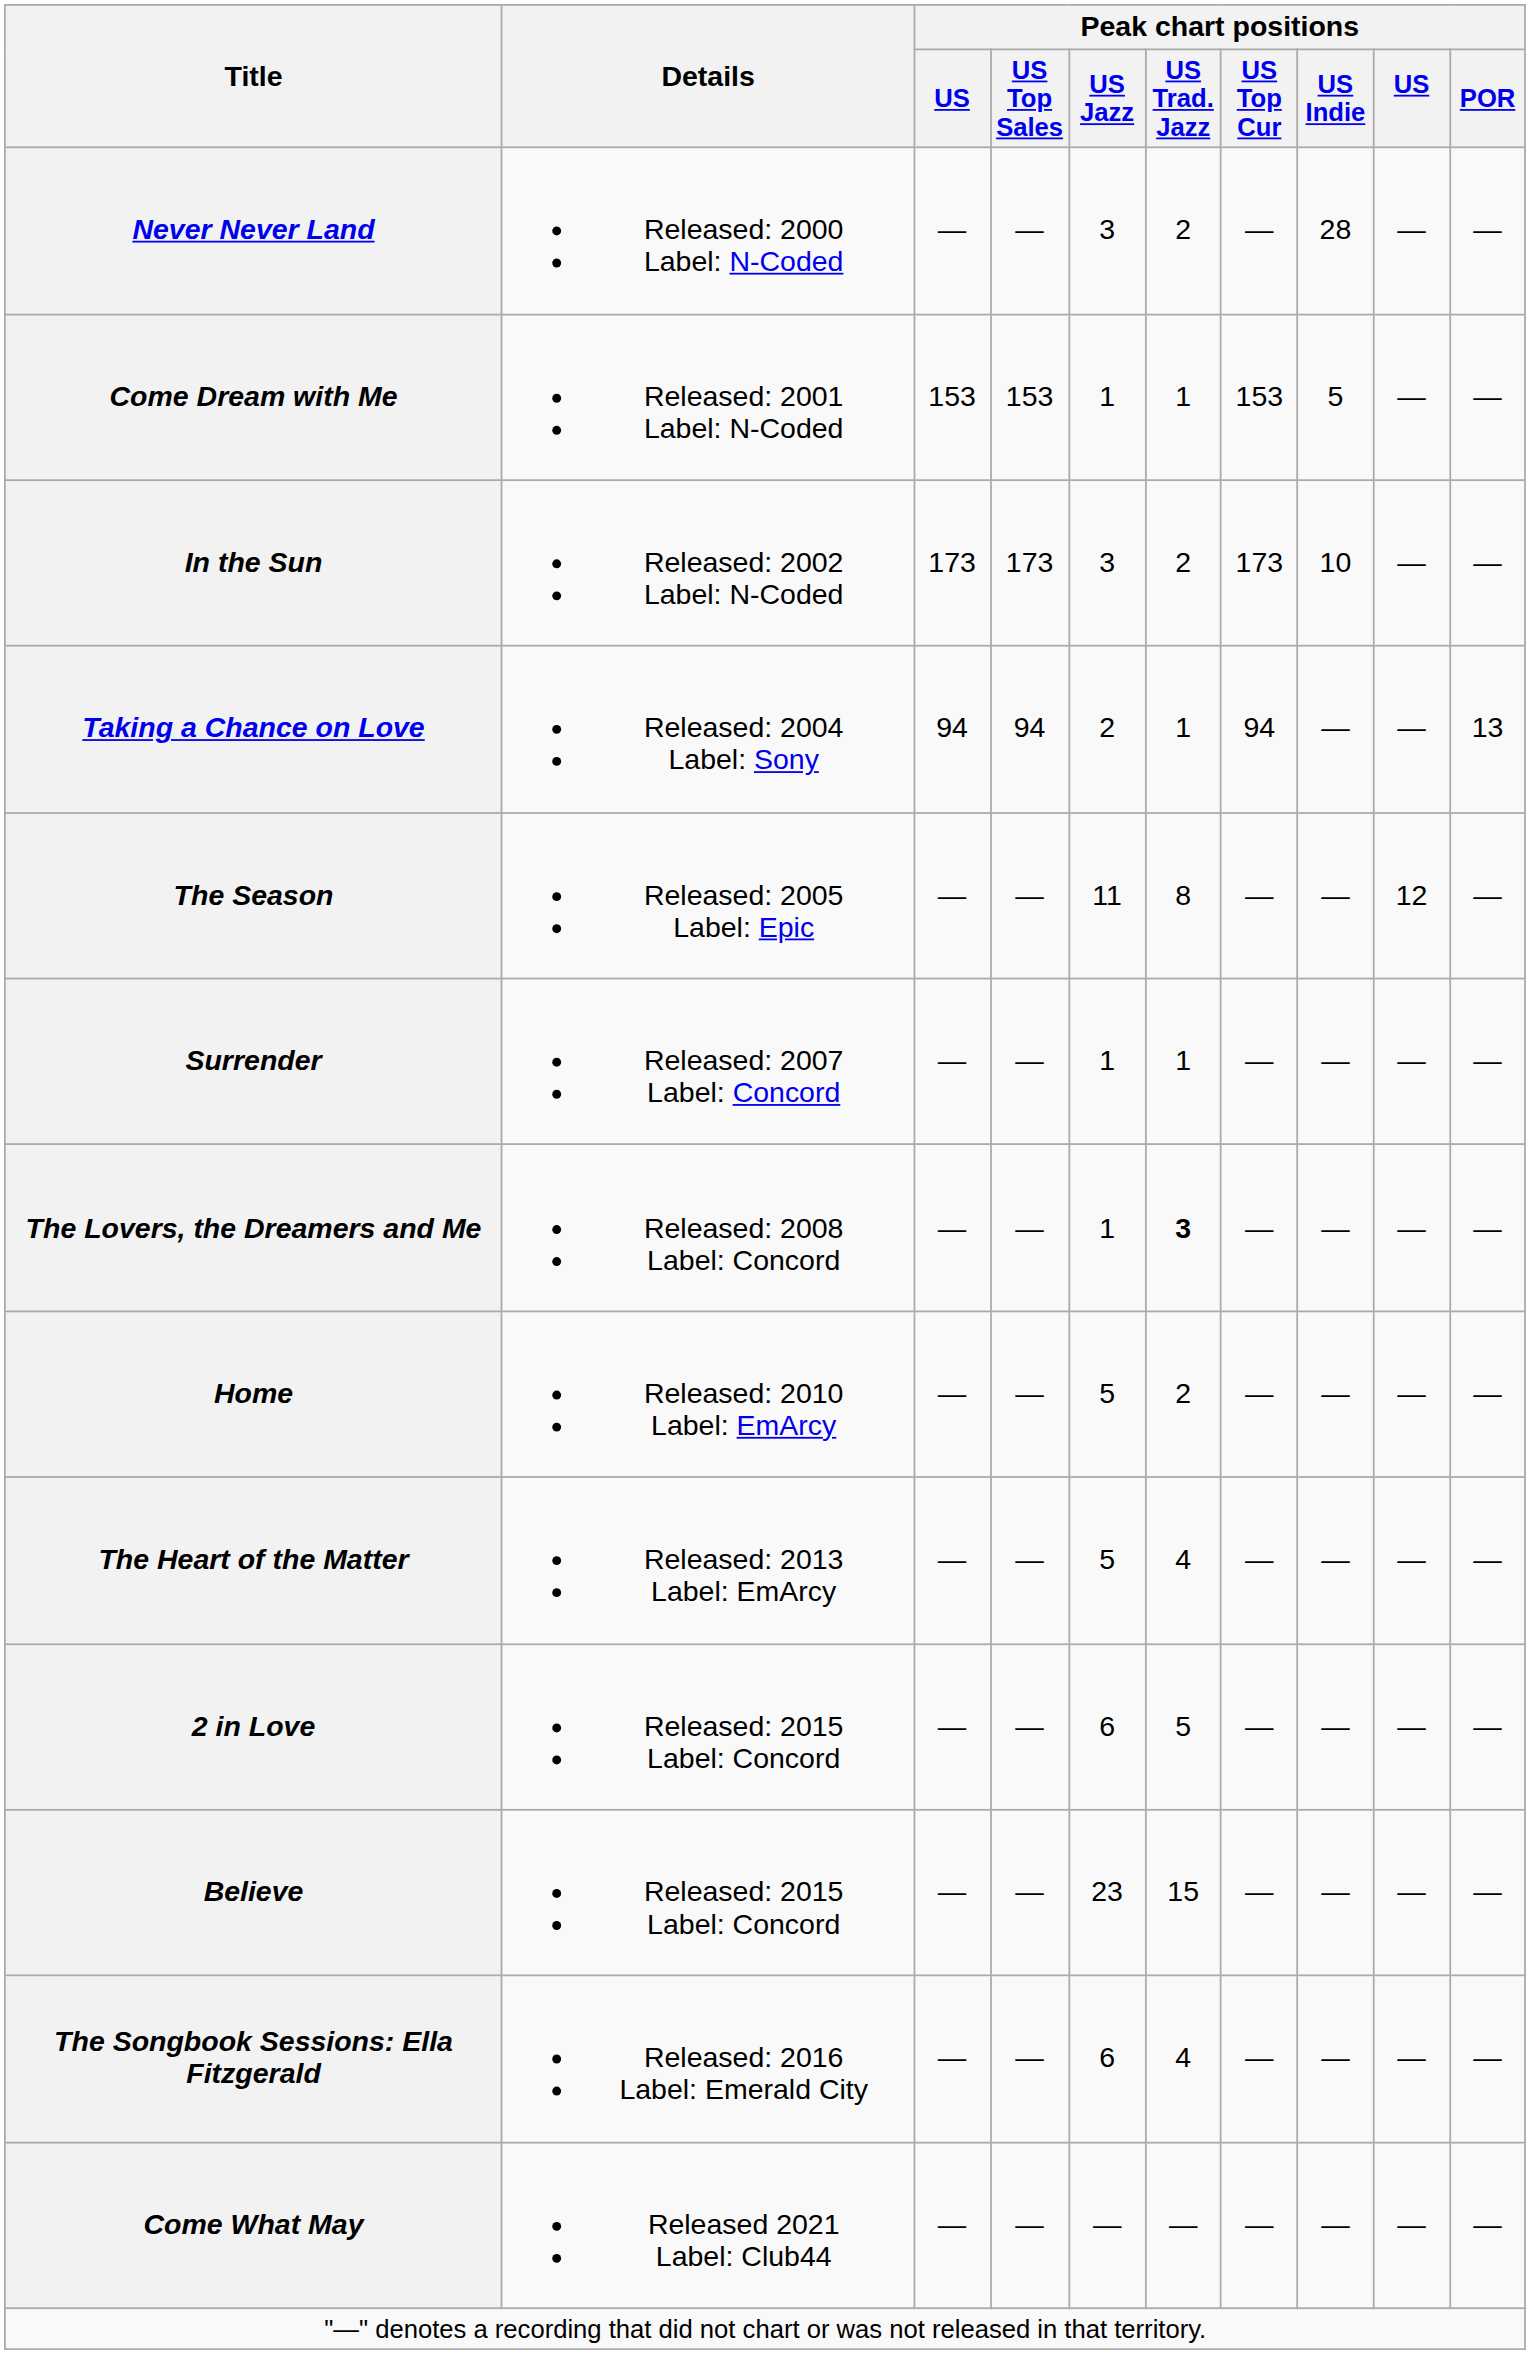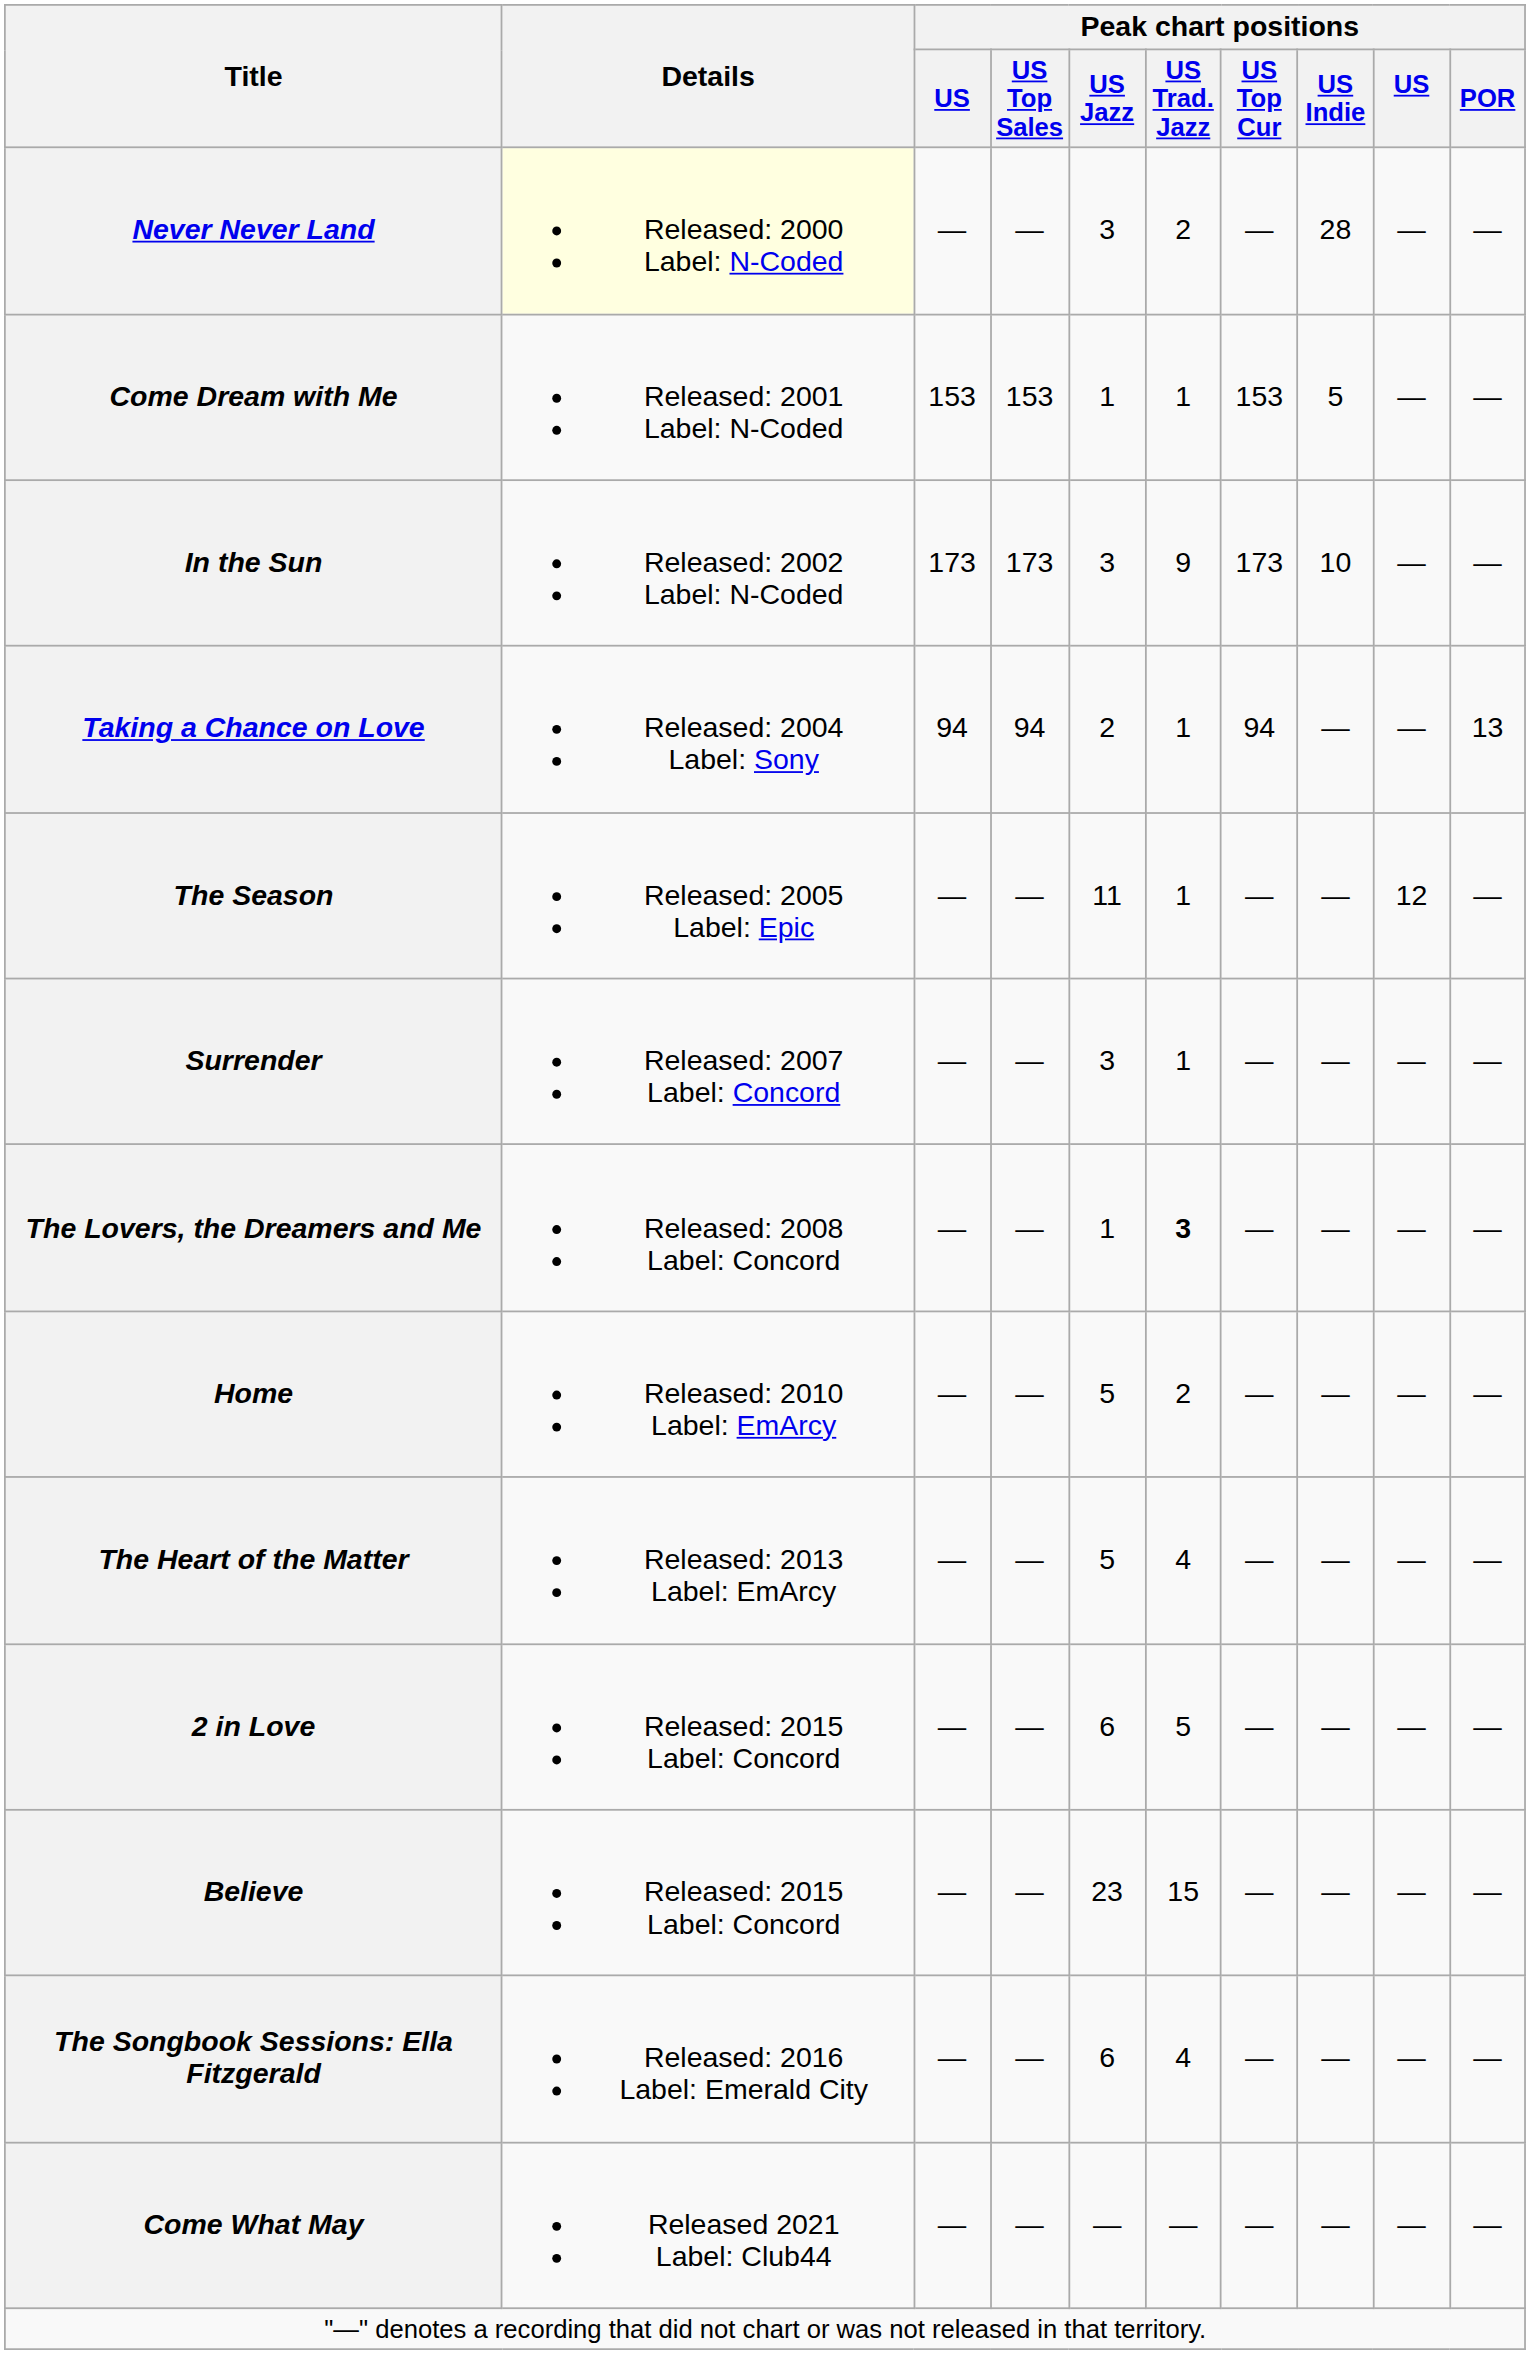(708, 247) no background -> (708, 247) lightyellow background
(1183, 562) 2 -> (1183, 562) 9
(1183, 895) 8 -> (1183, 895) 1
(1107, 1061) 1 -> (1107, 1061) 3
